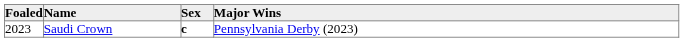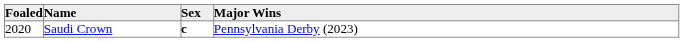(18, 29) 2023 -> (18, 29) 2020
